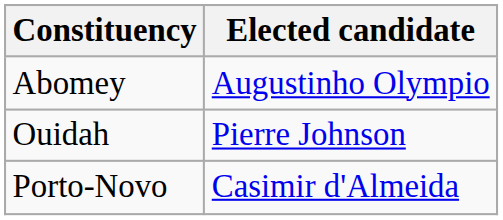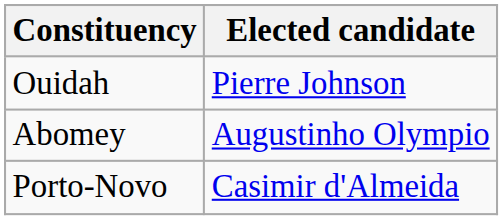rows swapped: (69, 82) <-> (61, 134)
